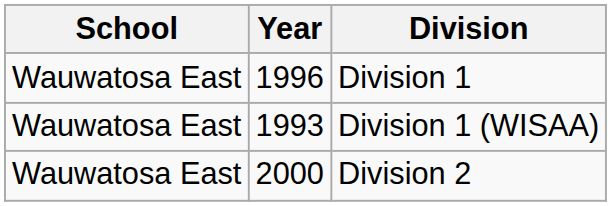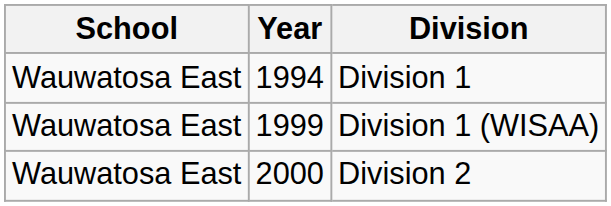(290, 77) 1996 -> (290, 77) 1994
(290, 126) 1993 -> (290, 126) 1999
